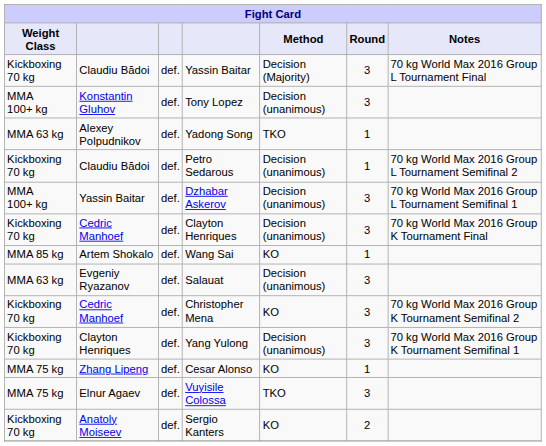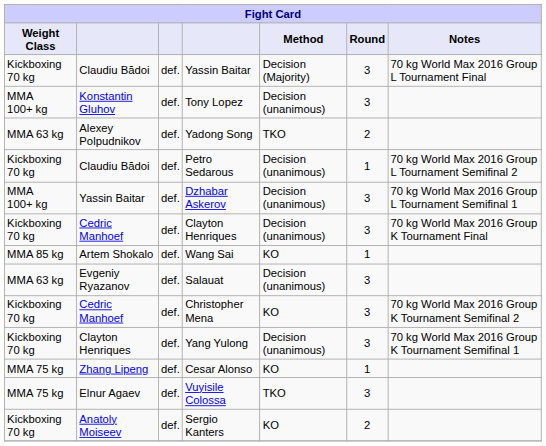(367, 134) 1 -> (367, 134) 2
